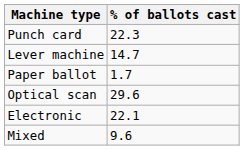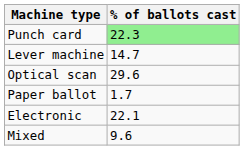(125, 35) no background -> (125, 35) lightgreen background
rows swapped: (52, 75) <-> (52, 95)
